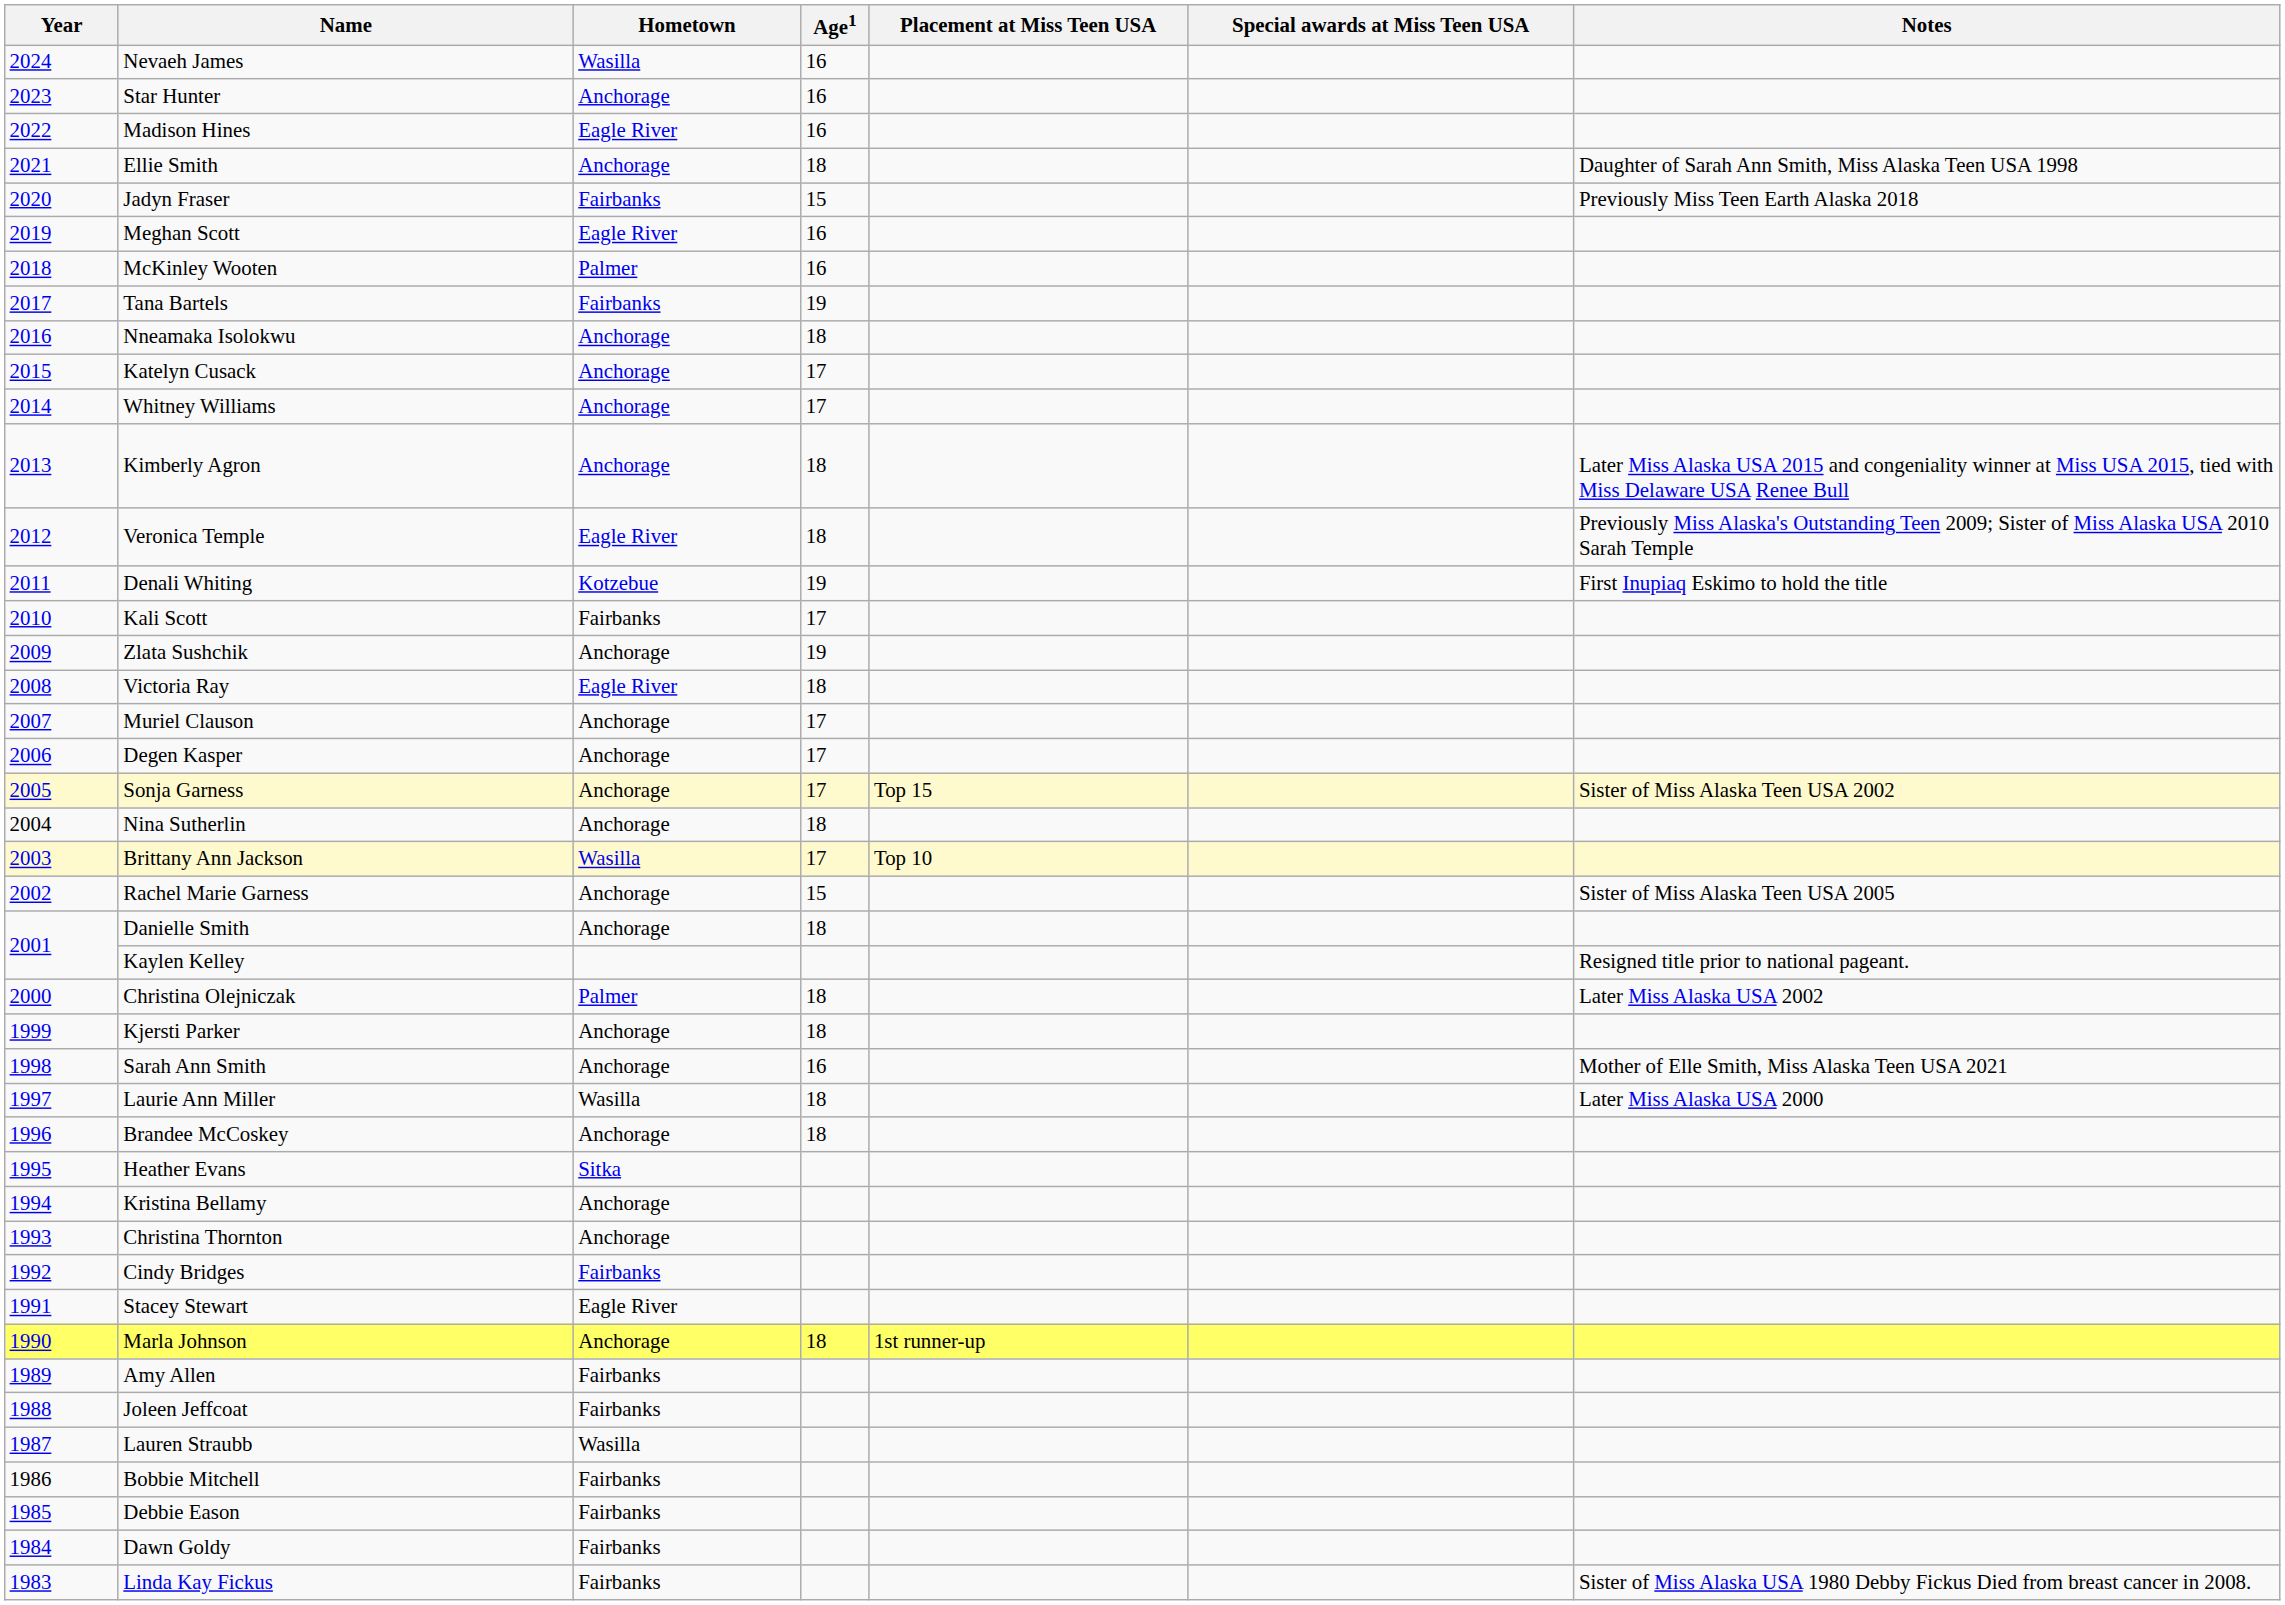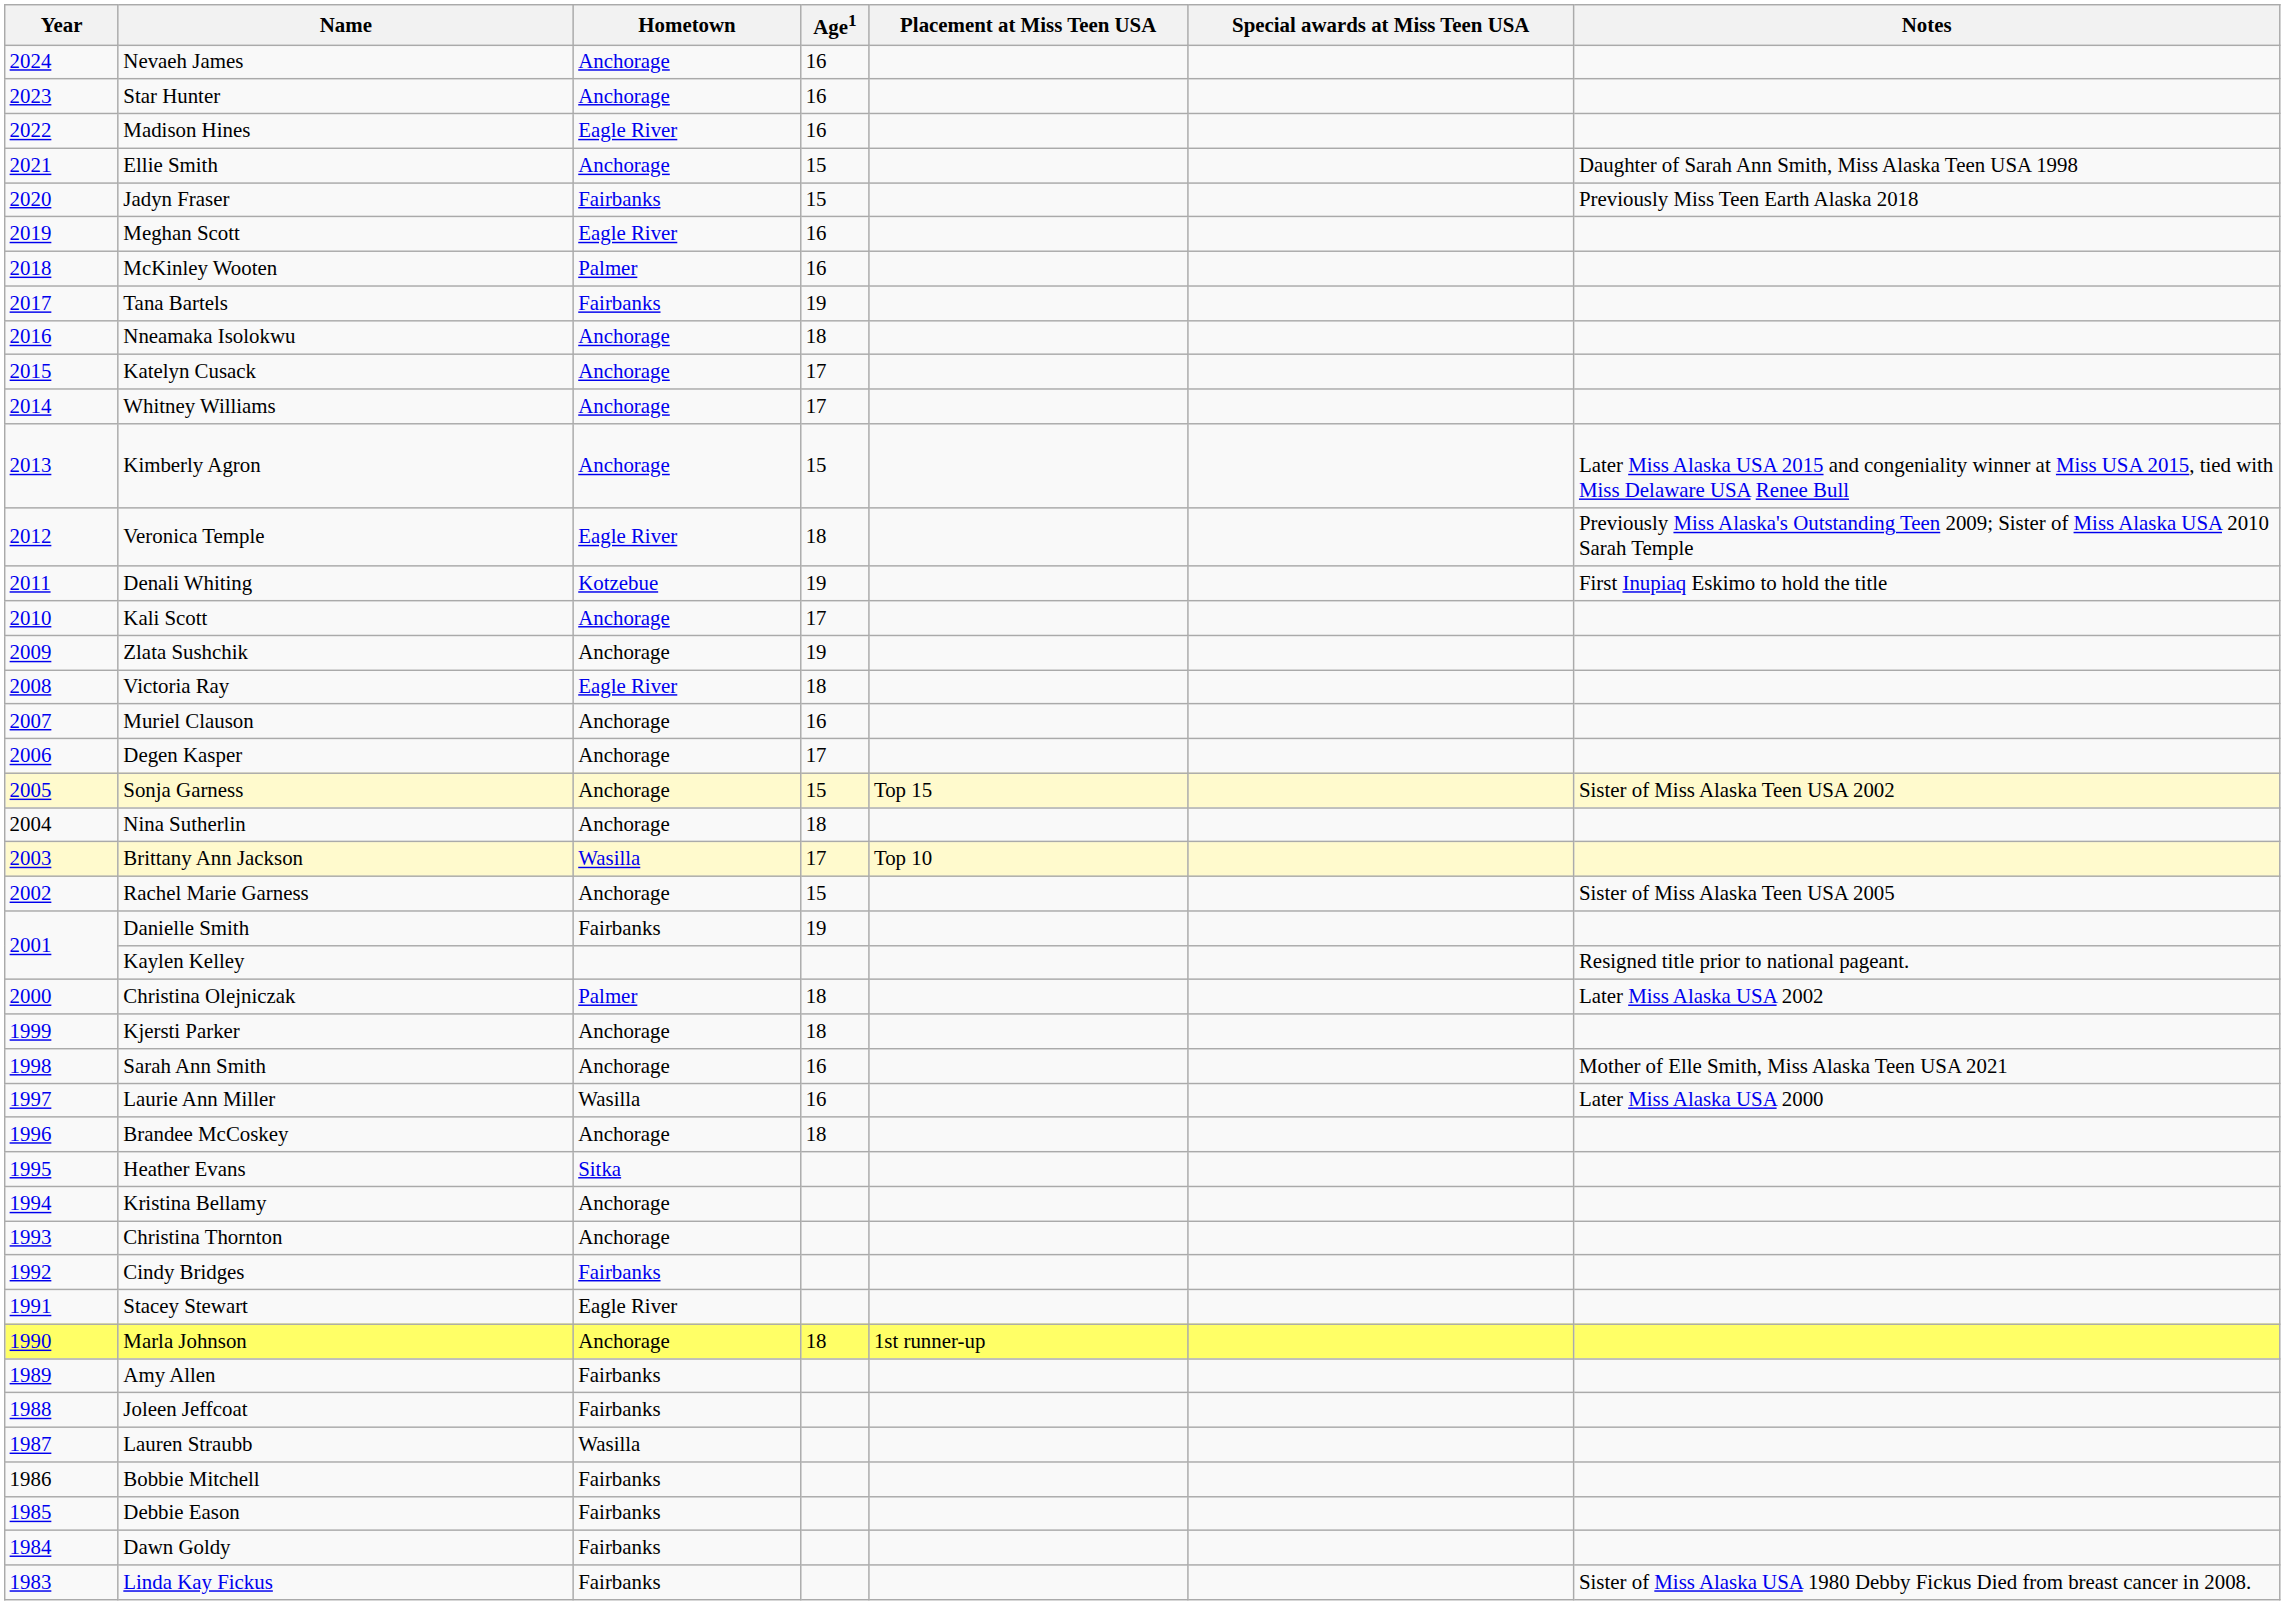(609, 62) Wasilla -> (624, 62) Anchorage
(816, 165) 18 -> (816, 165) 15
(816, 465) 18 -> (816, 465) 15
(619, 618) Fairbanks -> (624, 618) Anchorage
(816, 721) 17 -> (816, 721) 16
(816, 790) 17 -> (816, 790) 15
(624, 928) Anchorage -> (619, 928) Fairbanks
(816, 928) 18 -> (816, 928) 19
(816, 1100) 18 -> (816, 1100) 16
